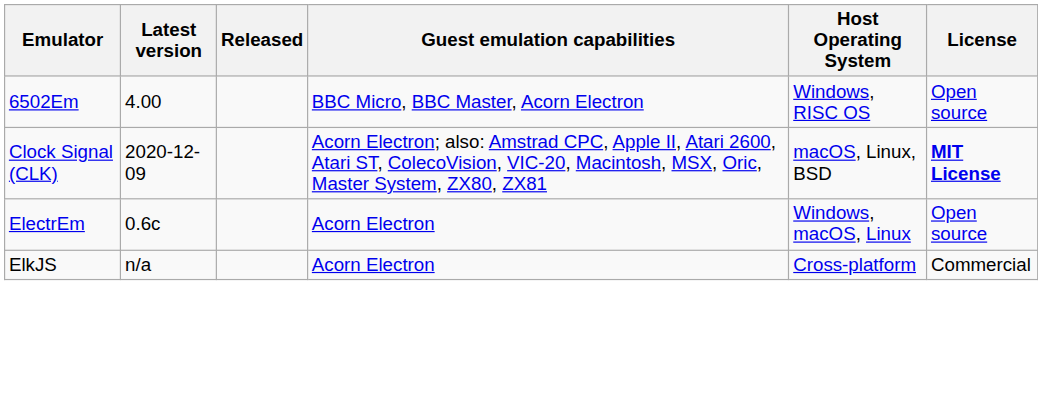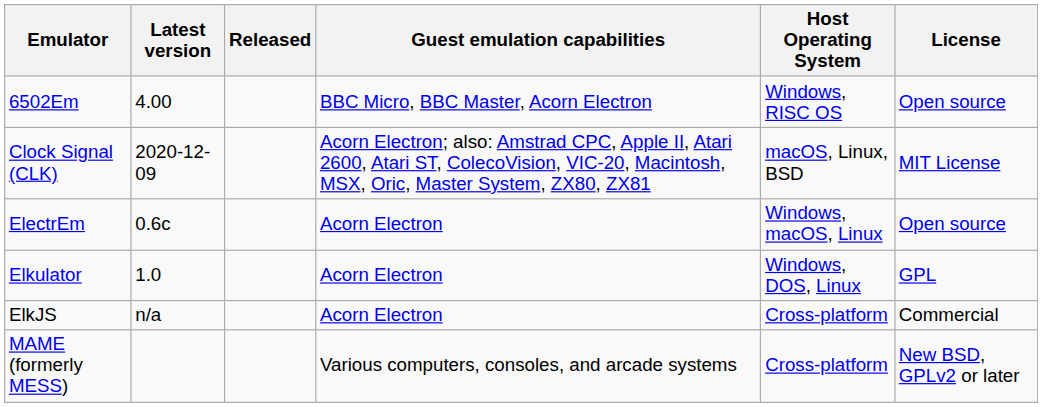(966, 162) bold -> (950, 162) normal
+ row: (45, 274)
+ row: (46, 365)
